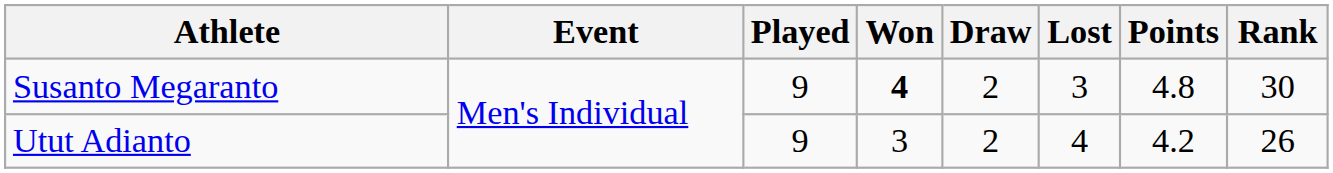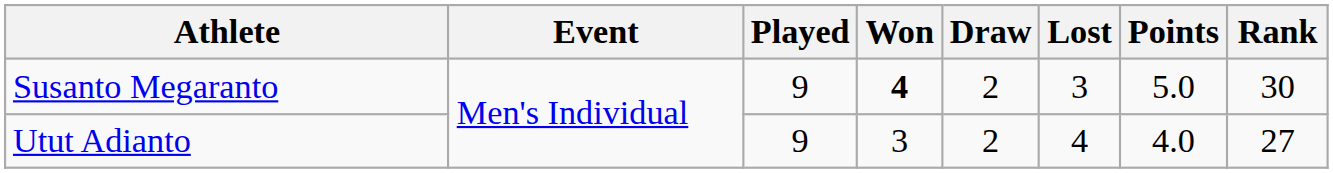(1173, 85) 4.8 -> (1173, 85) 5.0
(1173, 140) 4.2 -> (1173, 140) 4.0
(1278, 140) 26 -> (1278, 140) 27
